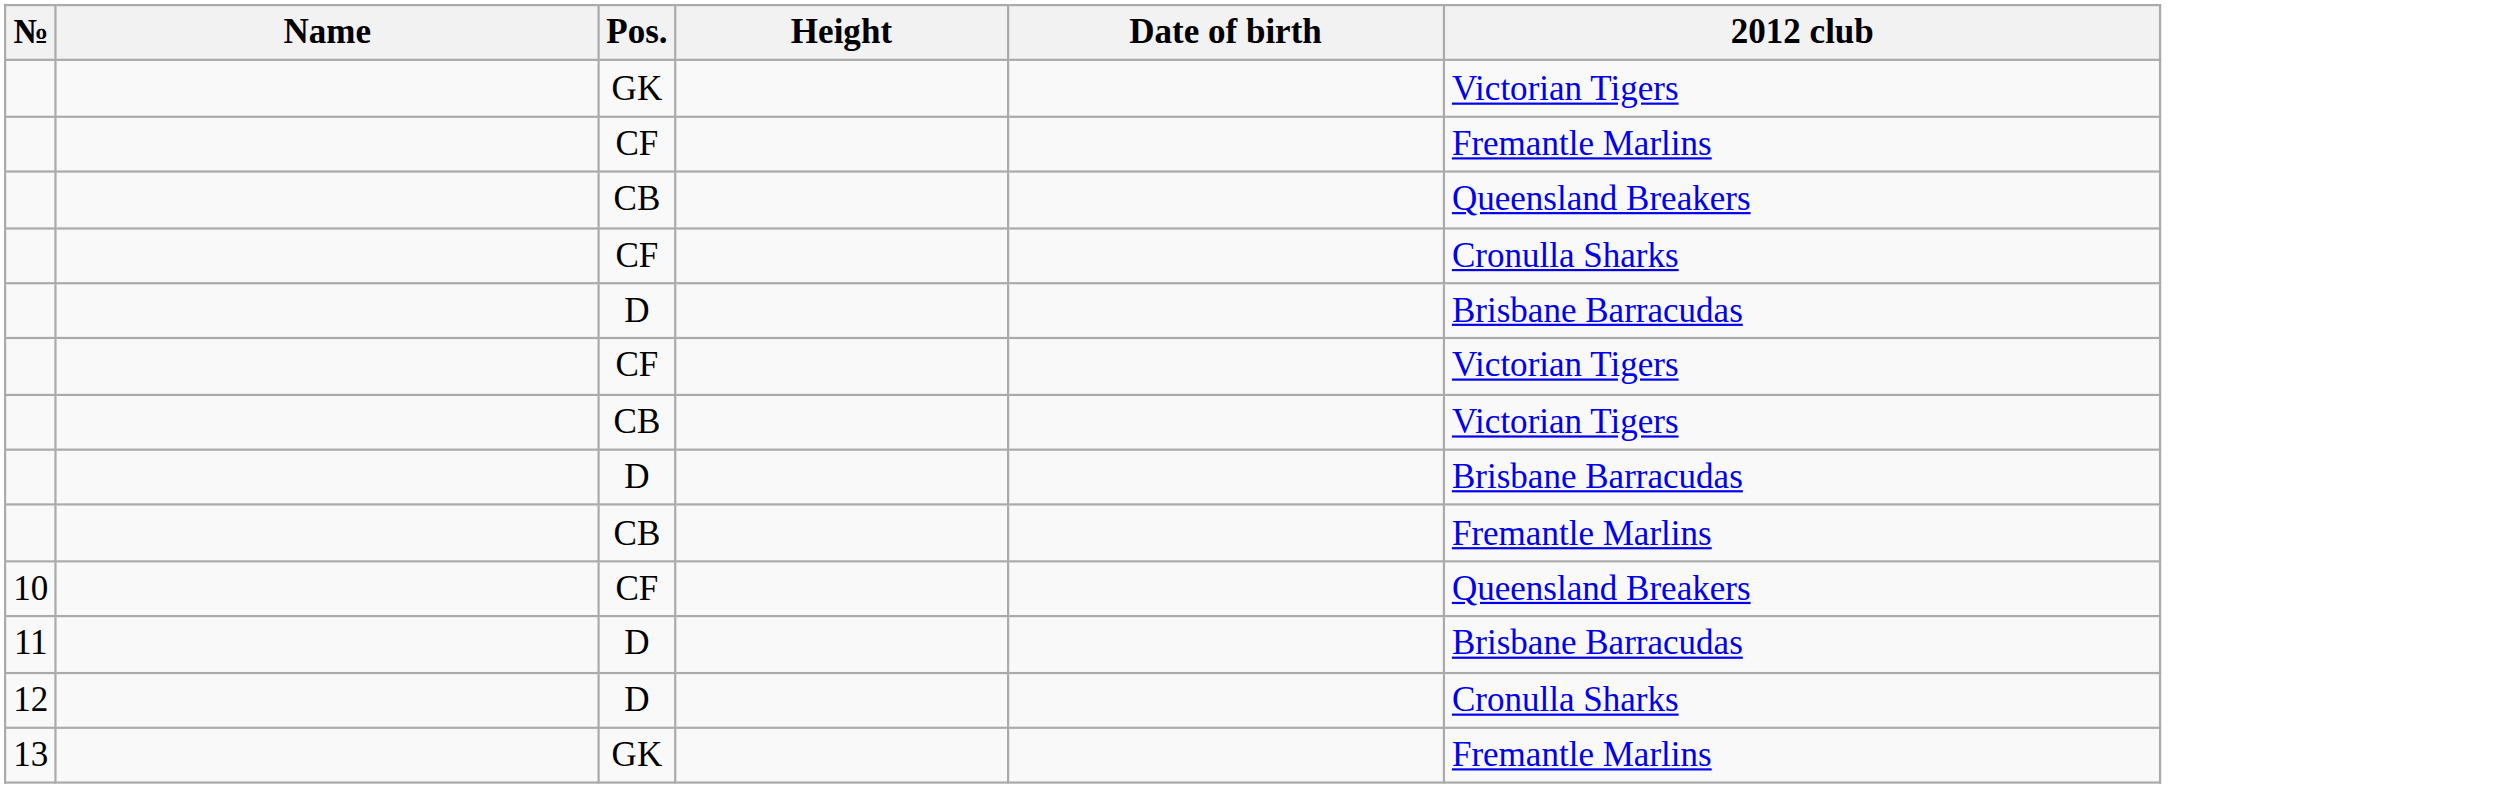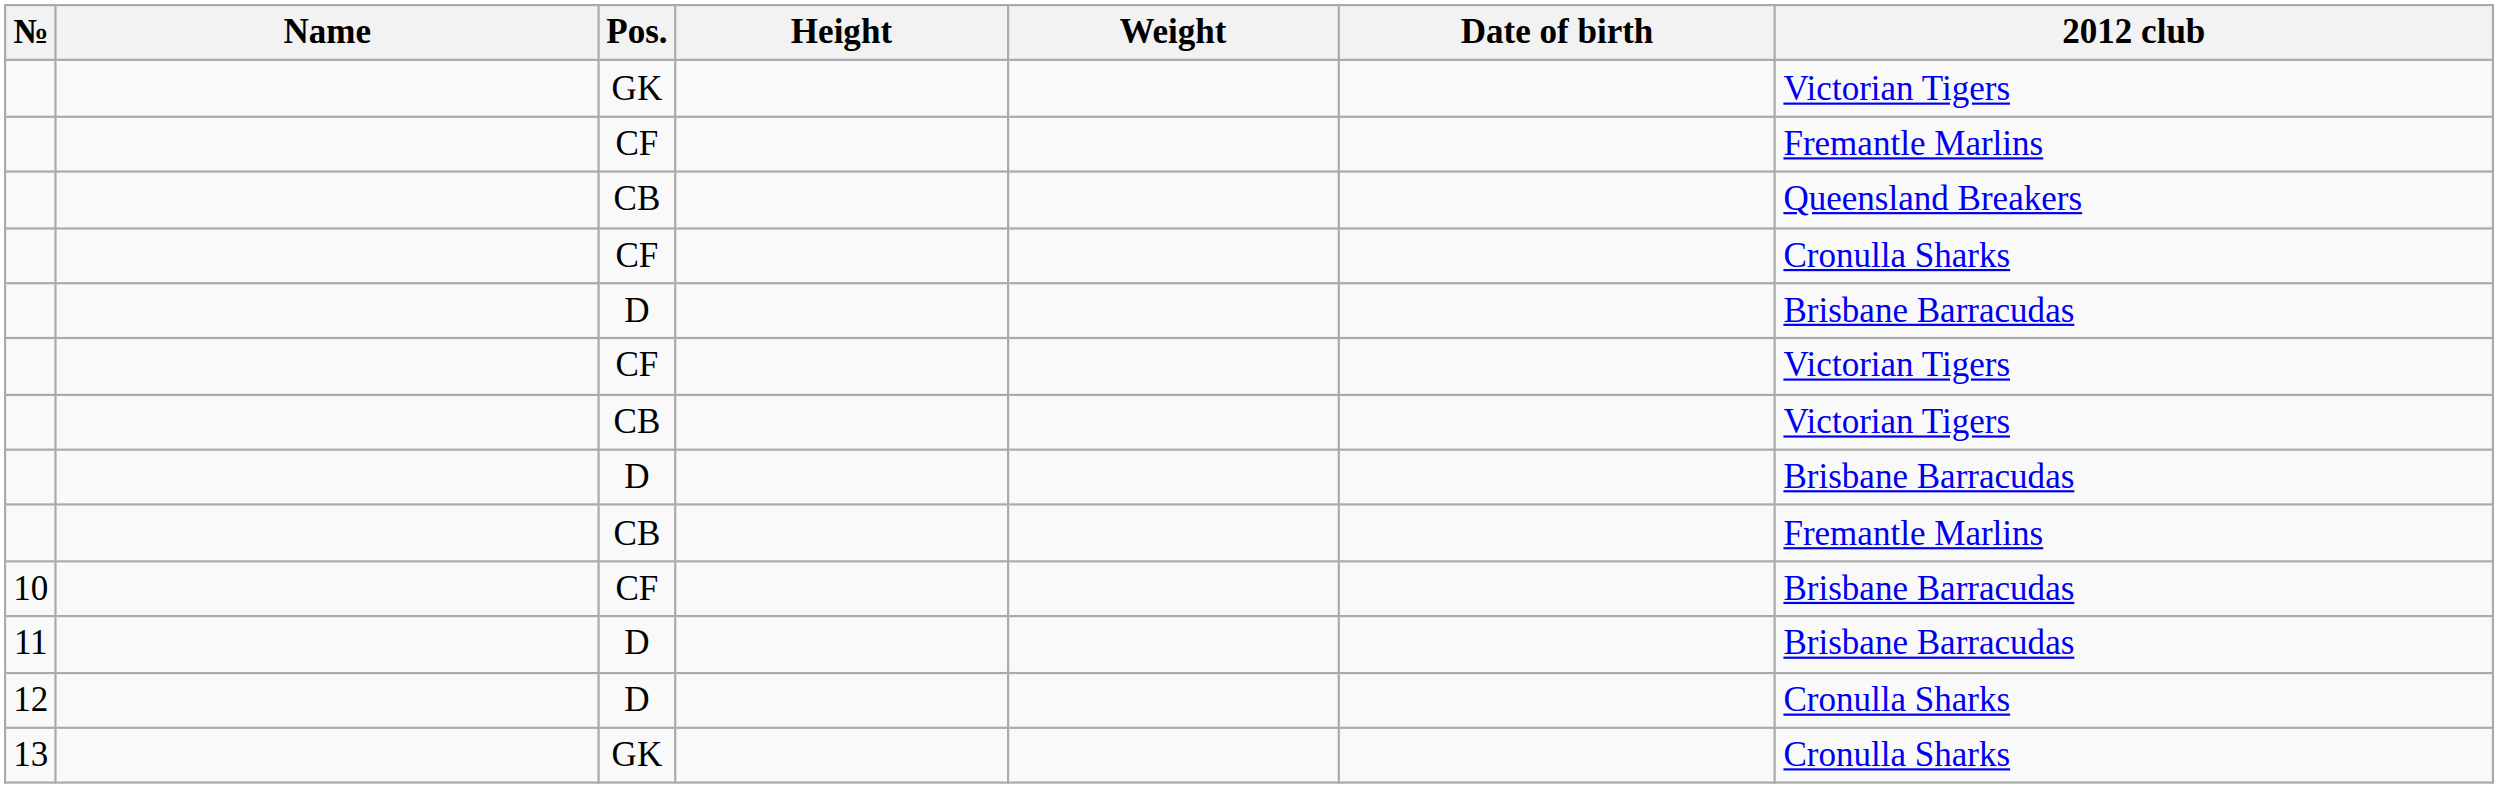+ column: (1173, 32)
(1601, 587) Queensland Breakers -> (1929, 587) Brisbane Barracudas
(1582, 754) Fremantle Marlins -> (1897, 754) Cronulla Sharks
